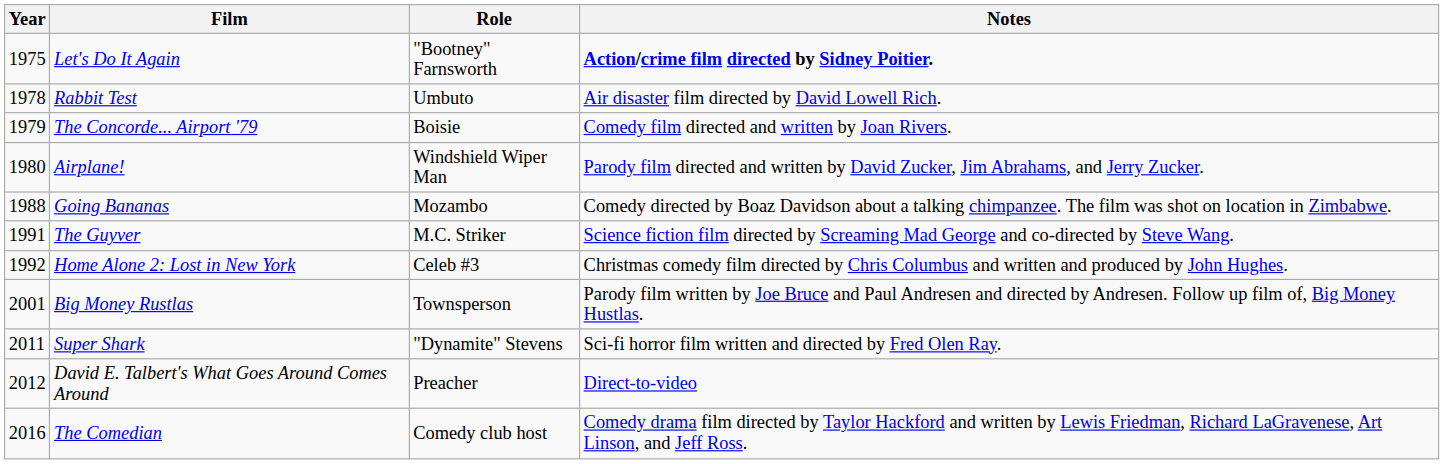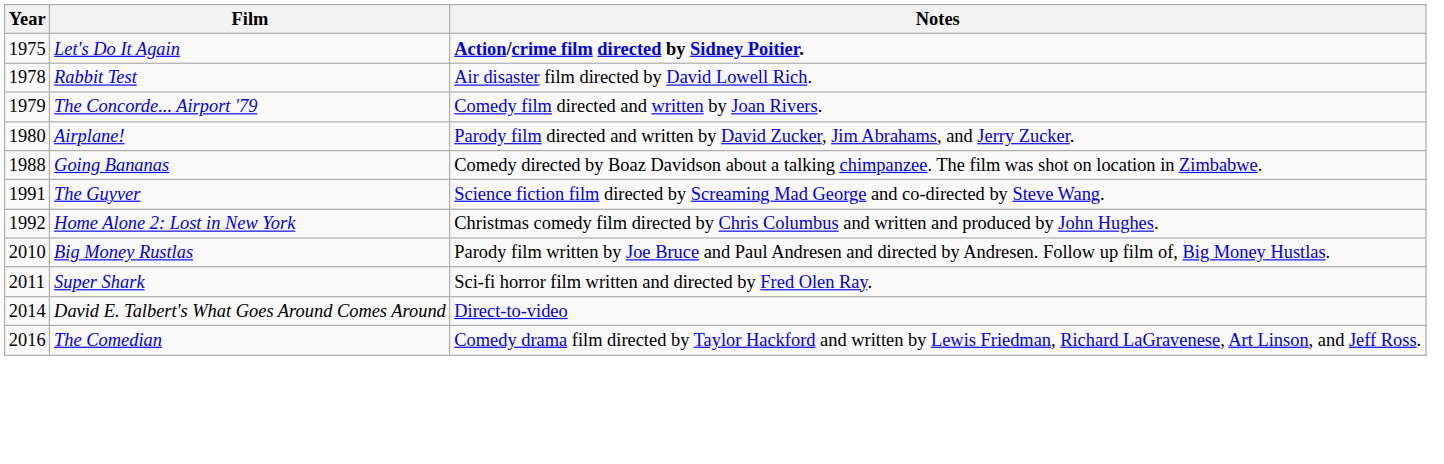- column: (494, 19)
(27, 304) 2001 -> (27, 252) 2010
(27, 383) 2012 -> (27, 310) 2014
